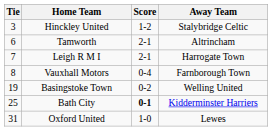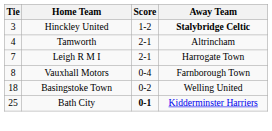(213, 27) normal -> (213, 27) bold
(13, 42) 6 -> (13, 42) 4
(13, 88) 19 -> (13, 88) 18
- row: (77, 118)
